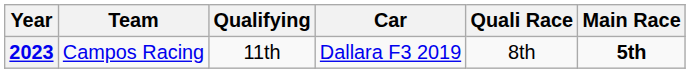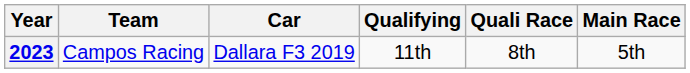columns swapped: (391, 21) <-> (262, 21)
(632, 52) bold -> (632, 52) normal
